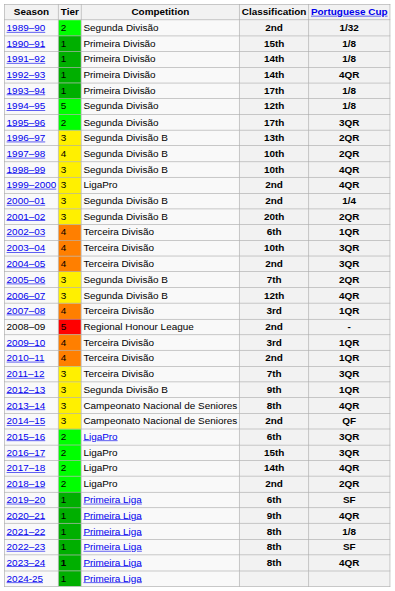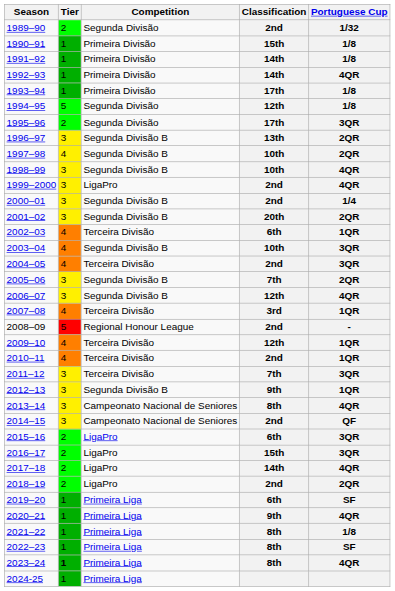(119, 248) Terceira Divisão -> (126, 248) Segunda Divisão B
(274, 342) 3rd -> (274, 342) 12th
